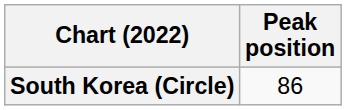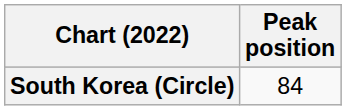(290, 85) 86 -> (290, 85) 84
